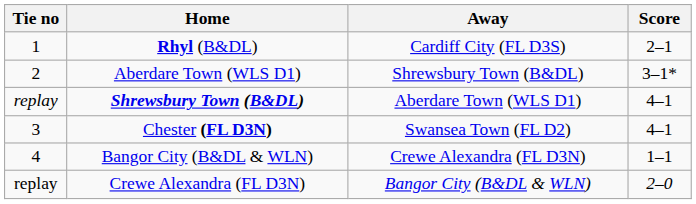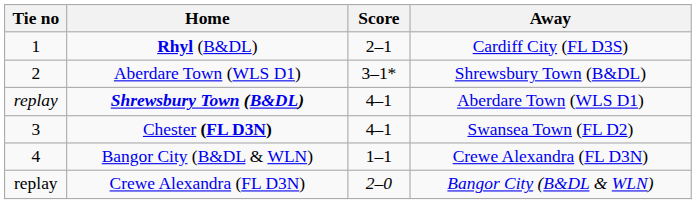columns swapped: (659, 18) <-> (488, 18)
